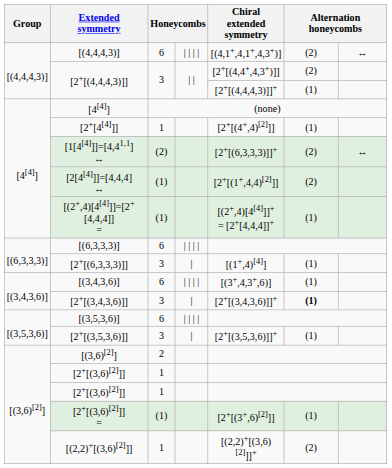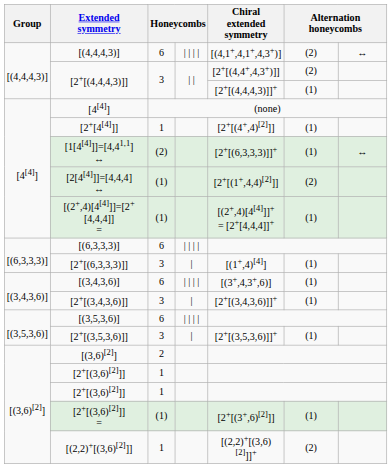(311, 151) (2) -> (311, 151) (1)
(311, 300) bold -> (311, 300) normal
